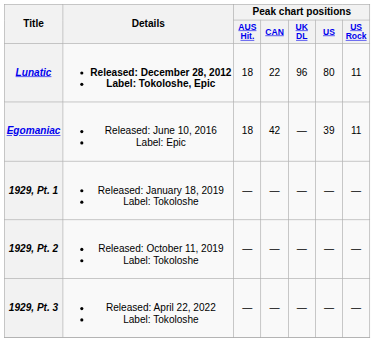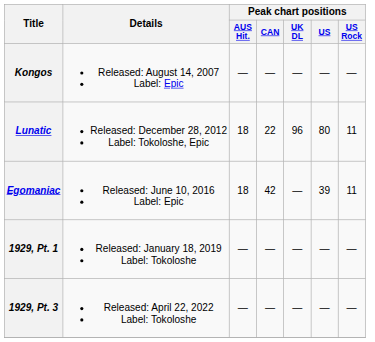+ row: (34, 72)
(148, 78) bold -> (146, 137) normal
- row: (34, 249)
